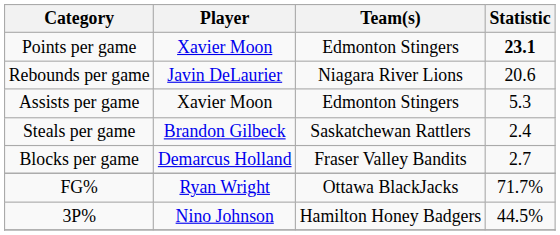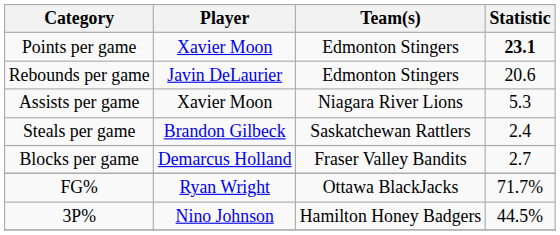(390, 74) Niagara River Lions -> (390, 74) Edmonton Stingers
(390, 103) Edmonton Stingers -> (390, 103) Niagara River Lions
